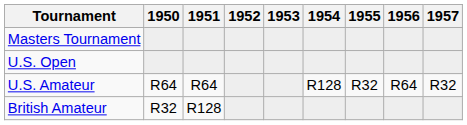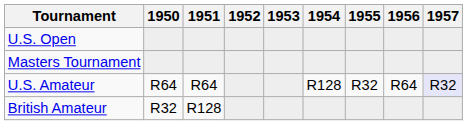rows swapped: (74, 39) <-> (42, 62)
(443, 86) no background -> (443, 86) lavender background
